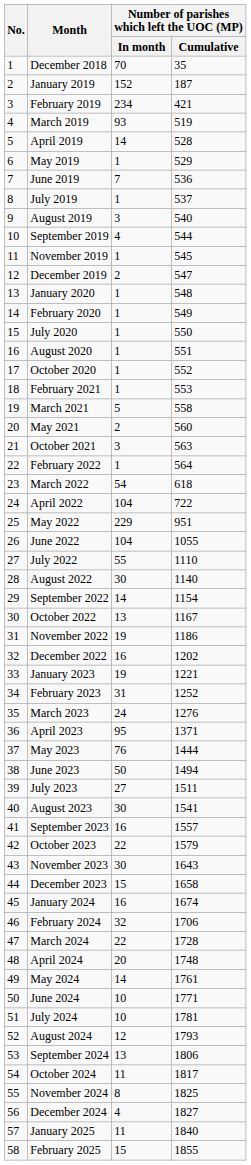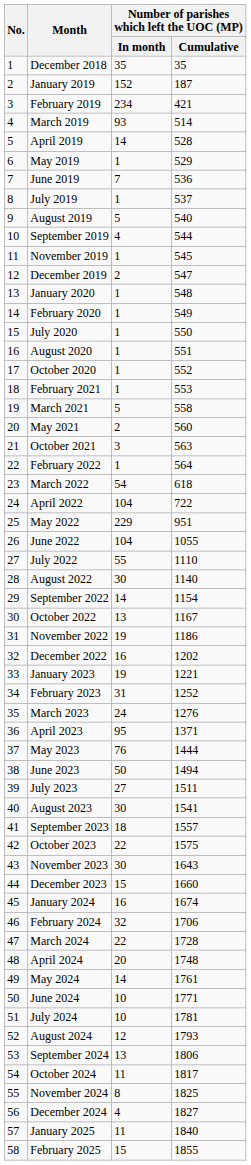(120, 65) 70 -> (120, 65) 35
(183, 122) 519 -> (183, 122) 514
(117, 217) 3 -> (117, 217) 5
(120, 826) 16 -> (120, 826) 18
(186, 845) 1579 -> (186, 845) 1575
(186, 883) 1658 -> (186, 883) 1660
